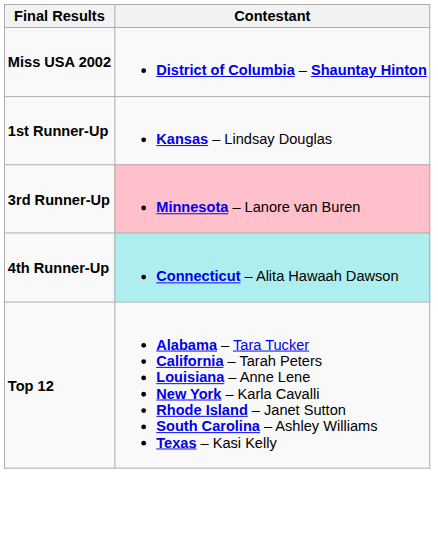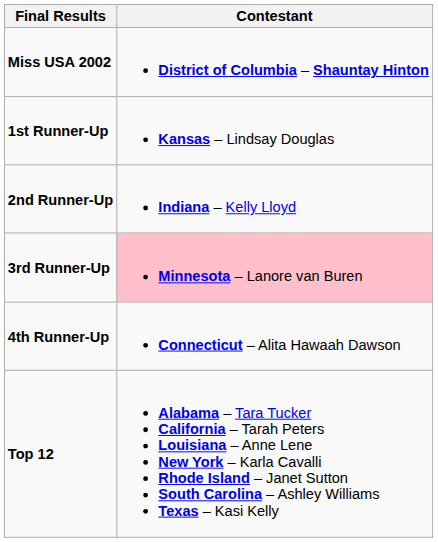+ row: (61, 199)
(272, 276) paleturquoise background -> (274, 345) no background
